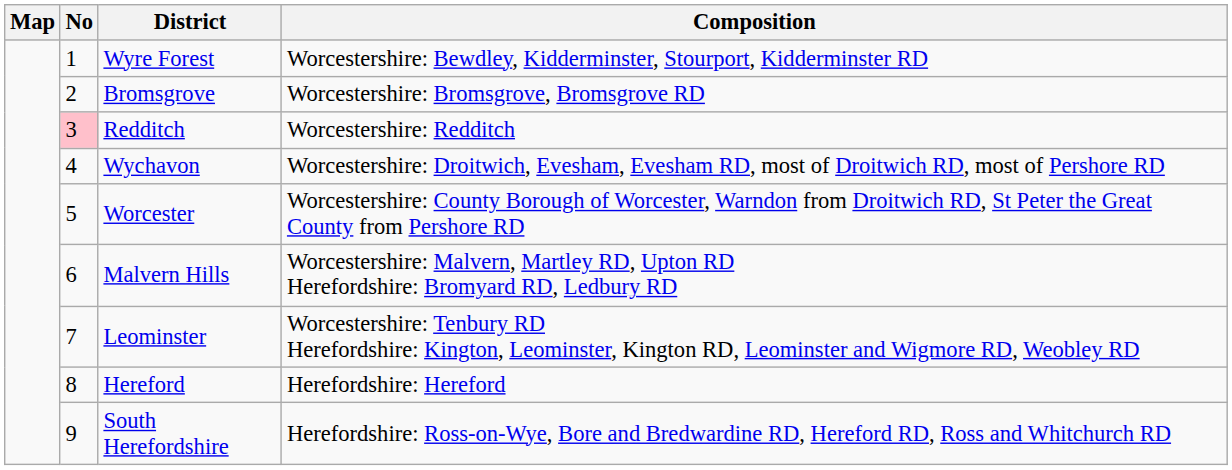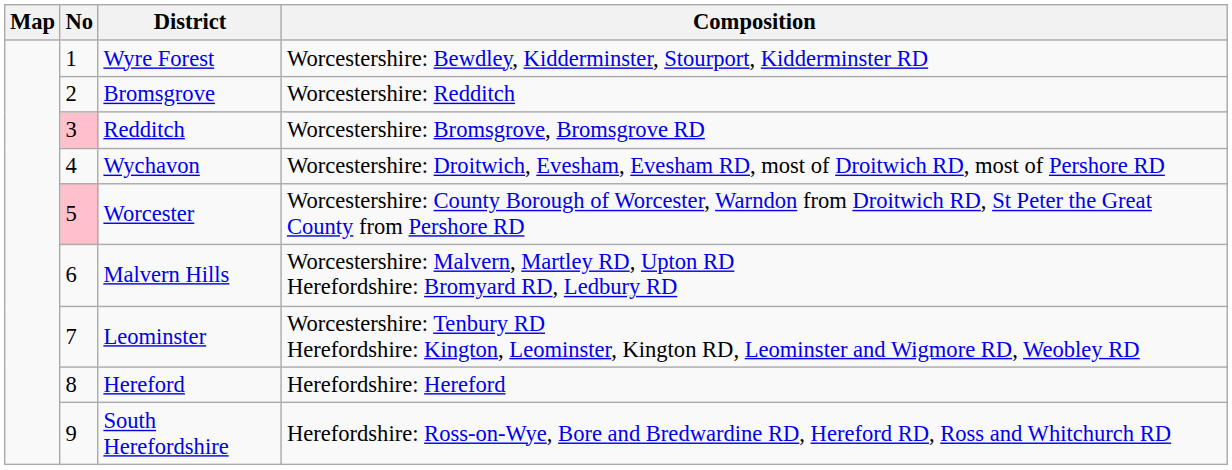(496, 93) Worcestershire: Bromsgrove, Bromsgrove RD -> (401, 93) Worcestershire: Redditch
(401, 129) Worcestershire: Redditch -> (496, 129) Worcestershire: Bromsgrove, Bromsgrove RD
(71, 213) no background -> (71, 213) pink background
